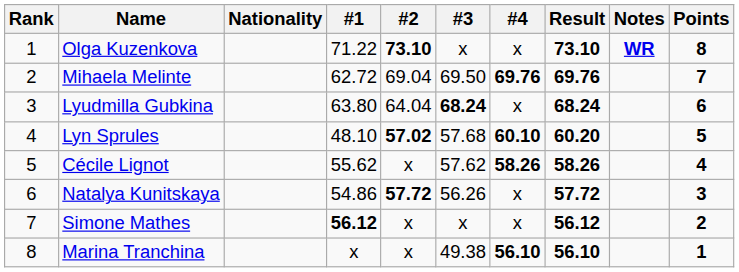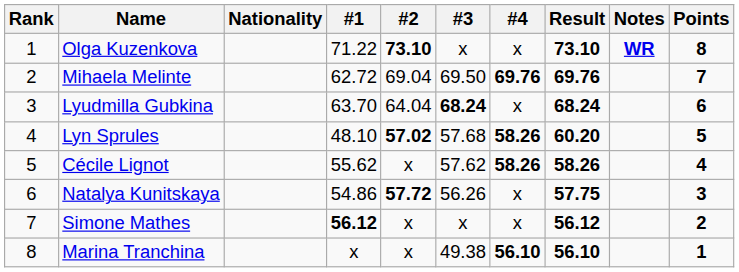(354, 106) 63.80 -> (354, 106) 63.70
(517, 135) 60.10 -> (517, 135) 58.26
(577, 194) 57.72 -> (577, 194) 57.75
